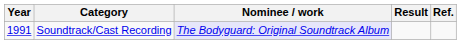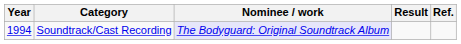(19, 30) 1991 -> (19, 30) 1994
